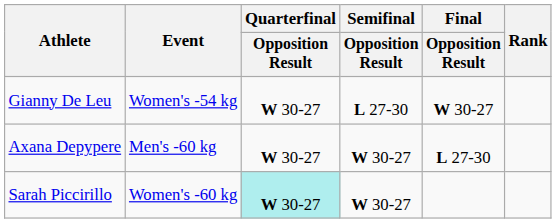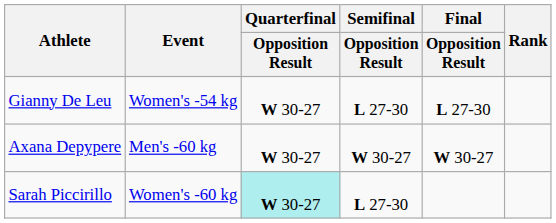(463, 110) W 30-27 -> (463, 110) L 27-30
(463, 157) L 27-30 -> (463, 157) W 30-27
(381, 205) W 30-27 -> (381, 205) L 27-30
